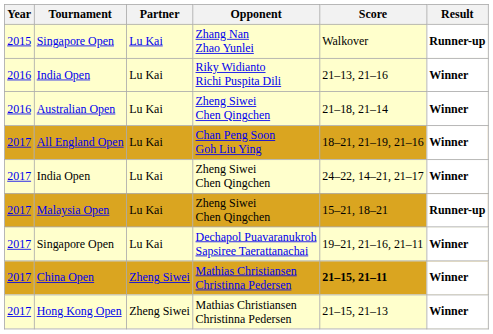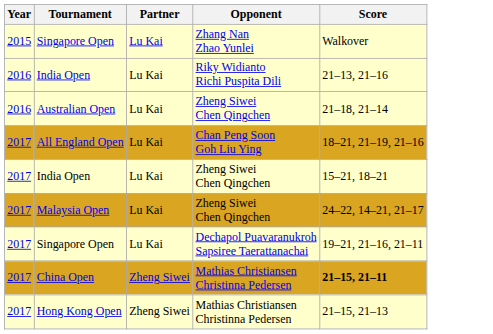- column: (457, 14)
(373, 176) 24–22, 14–21, 21–17 -> (355, 176) 15–21, 18–21
(355, 210) 15–21, 18–21 -> (373, 210) 24–22, 14–21, 21–17
